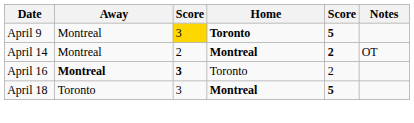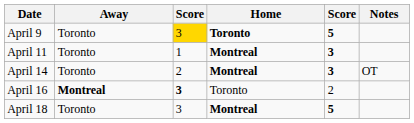(80, 33) Montreal -> (77, 33) Toronto
+ row: (27, 52)
(80, 52) Montreal -> (77, 71) Toronto
(331, 52) 2 -> (331, 71) 3
